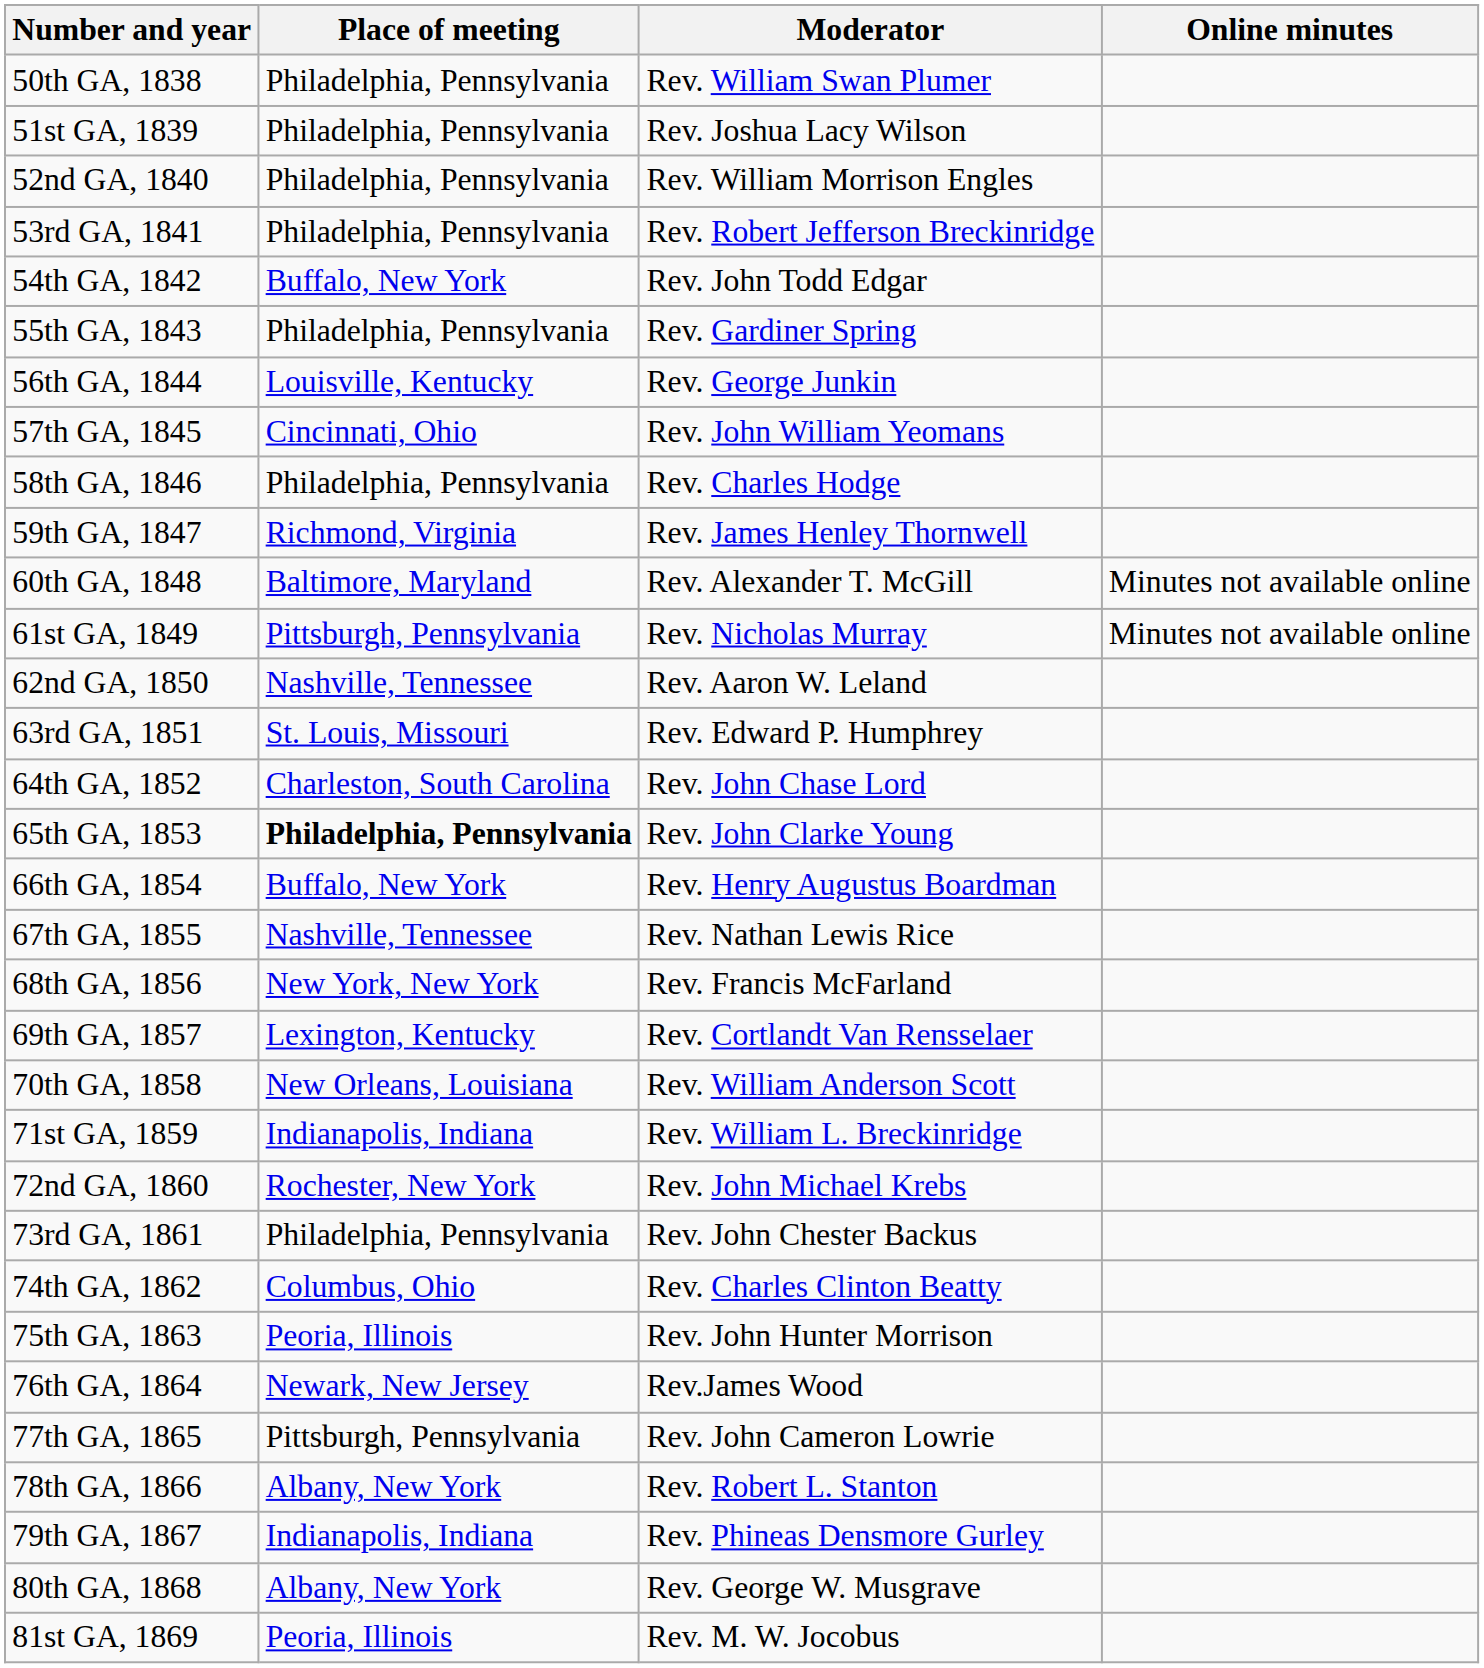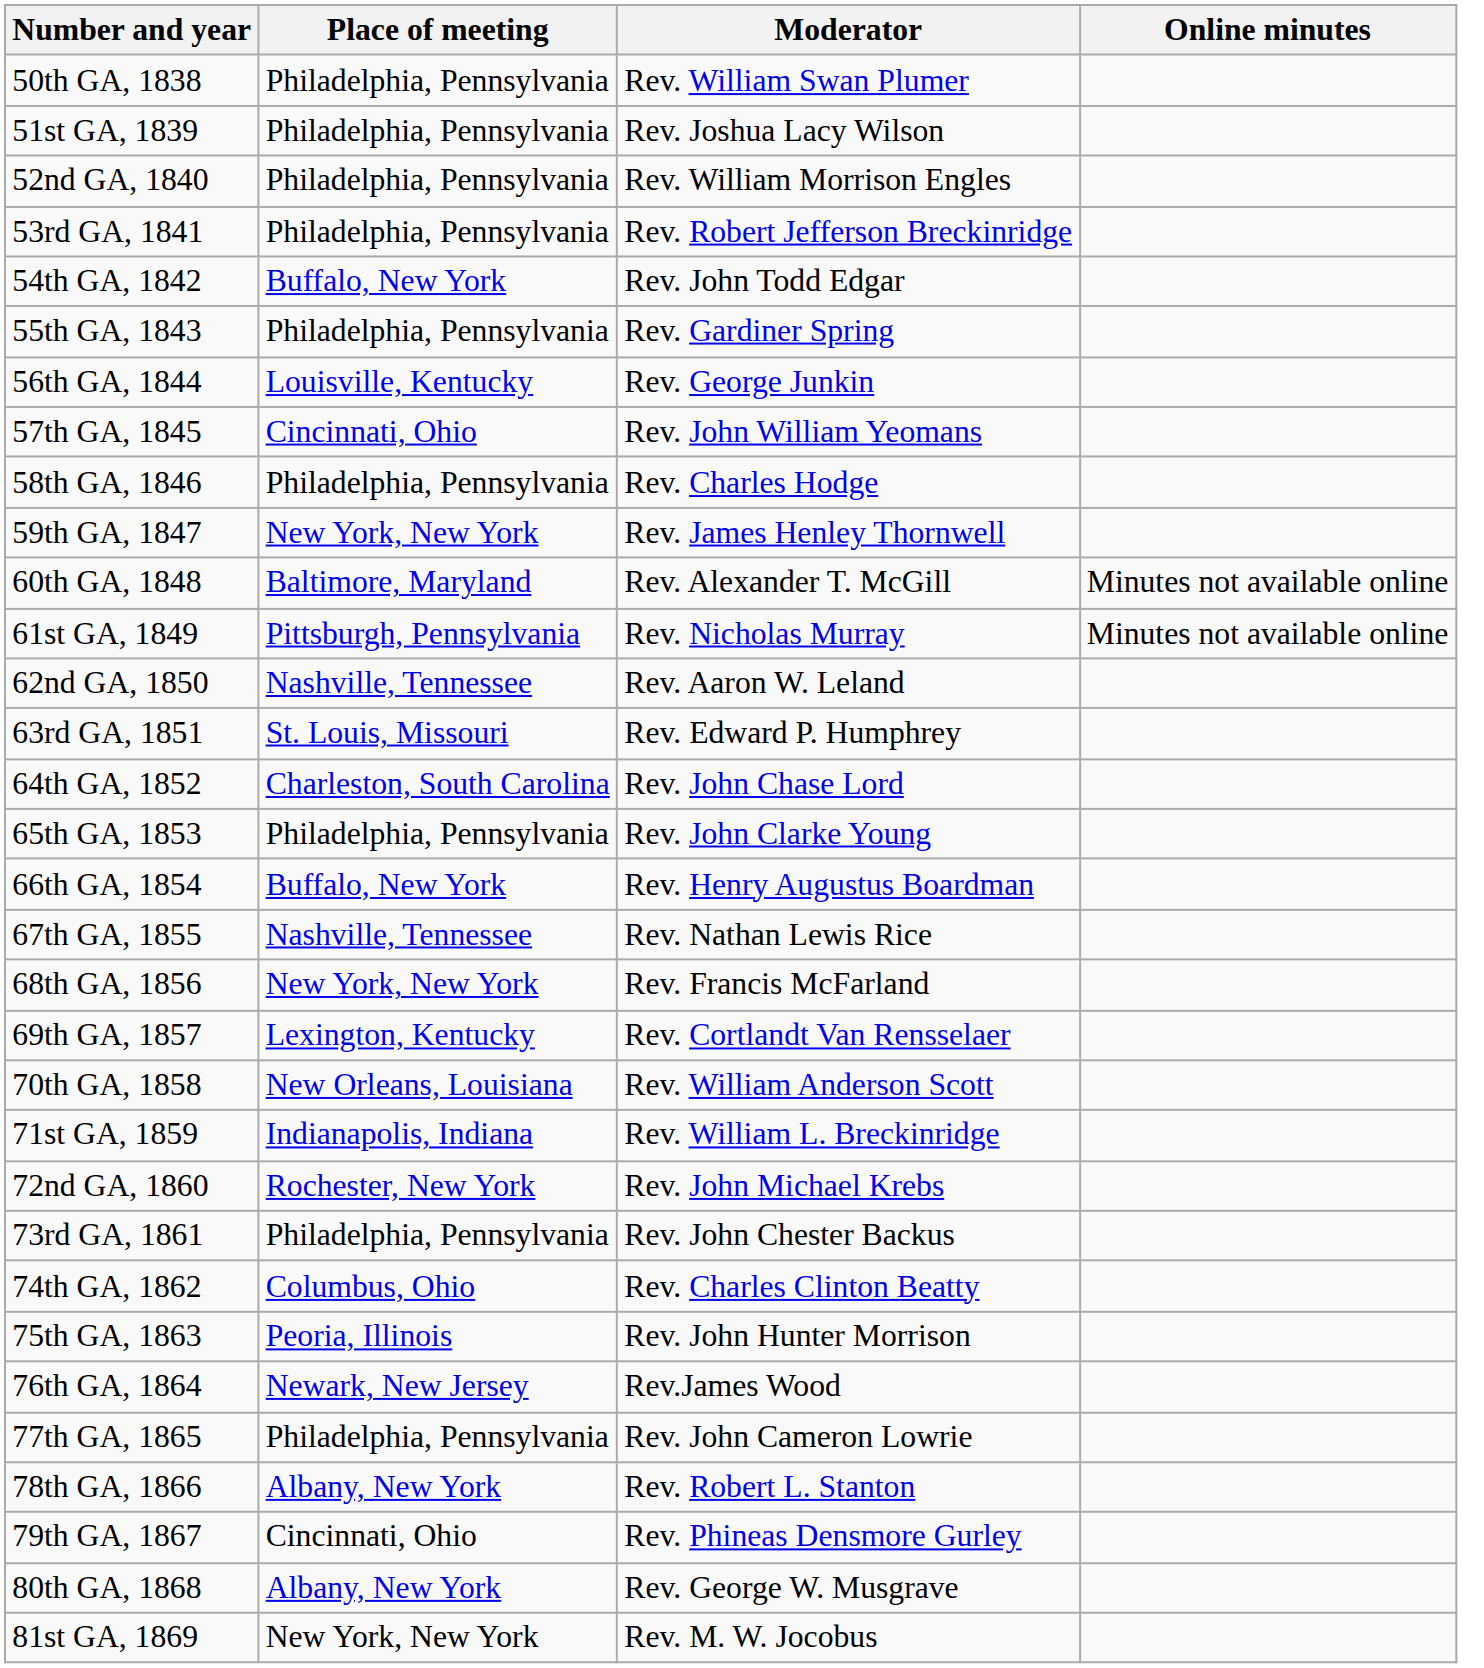(391, 532) Richmond, Virginia -> (402, 532) New York, New York
(449, 833) bold -> (437, 833) normal
(423, 1436) Pittsburgh, Pennsylvania -> (437, 1436) Philadelphia, Pennsylvania
(399, 1536) Indianapolis, Indiana -> (371, 1536) Cincinnati, Ohio
(359, 1637) Peoria, Illinois -> (402, 1637) New York, New York
